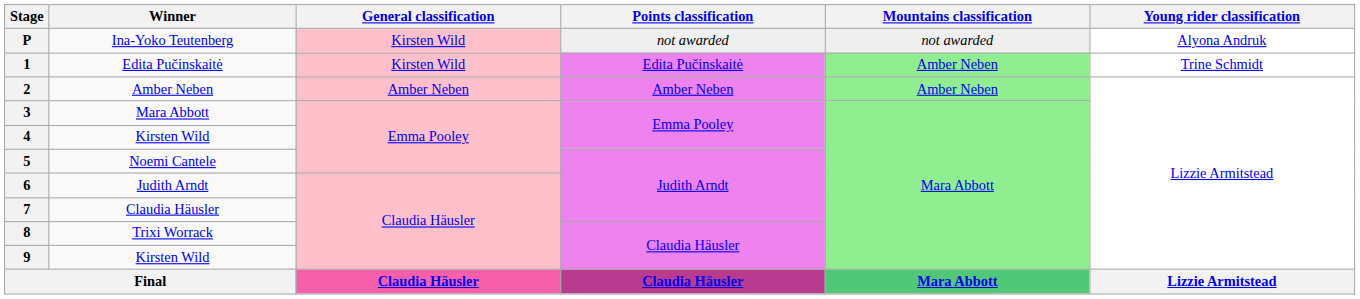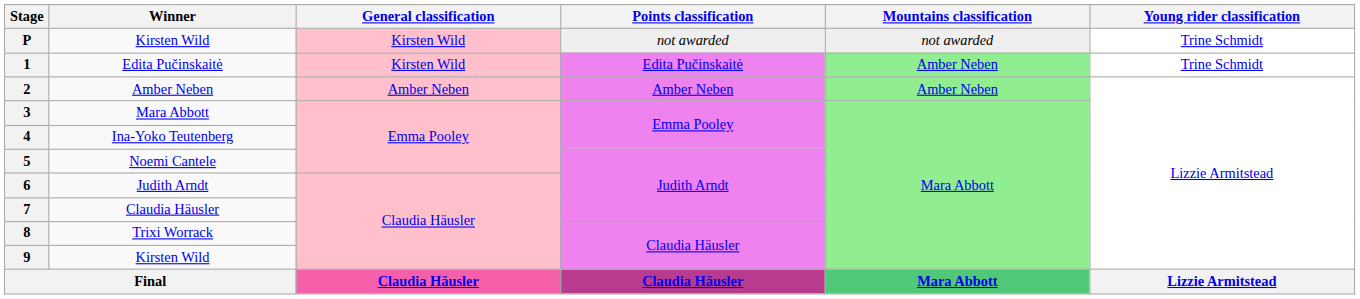(173, 40) Ina-Yoko Teutenberg -> (173, 40) Kirsten Wild
(1222, 40) Alyona Andruk -> (1222, 40) Trine Schmidt
(173, 137) Kirsten Wild -> (173, 137) Ina-Yoko Teutenberg
